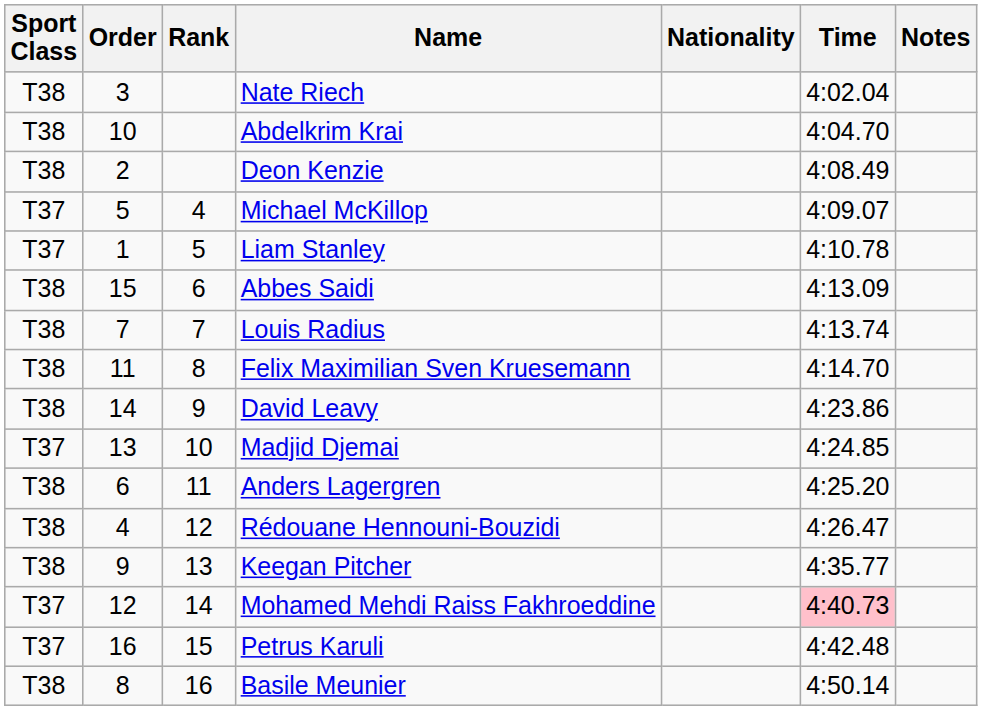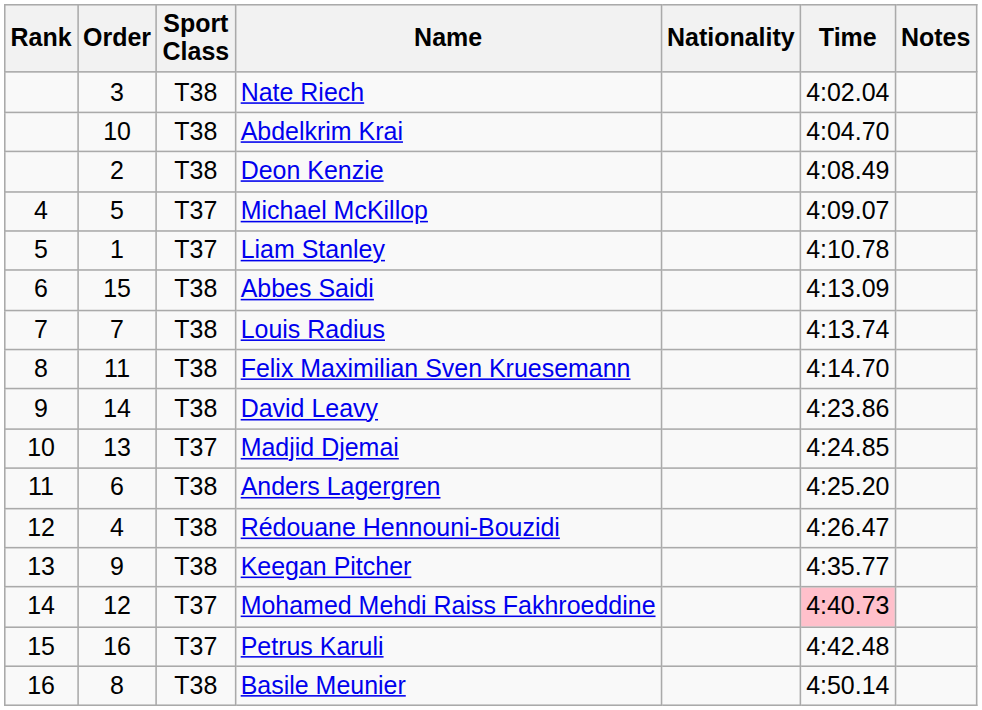columns swapped: (199, 38) <-> (44, 38)
